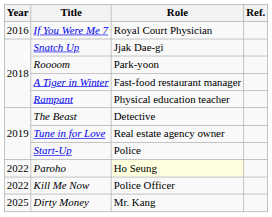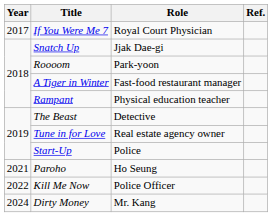(18, 30) 2016 -> (18, 30) 2017
(18, 168) 2022 -> (18, 168) 2021
(135, 168) lightyellow background -> (135, 168) no background
(18, 202) 2025 -> (18, 202) 2024
